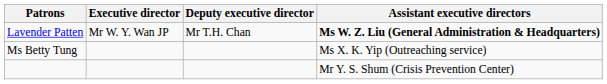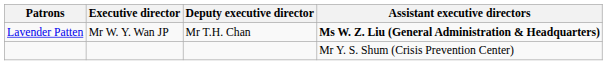- row: (42, 50)
